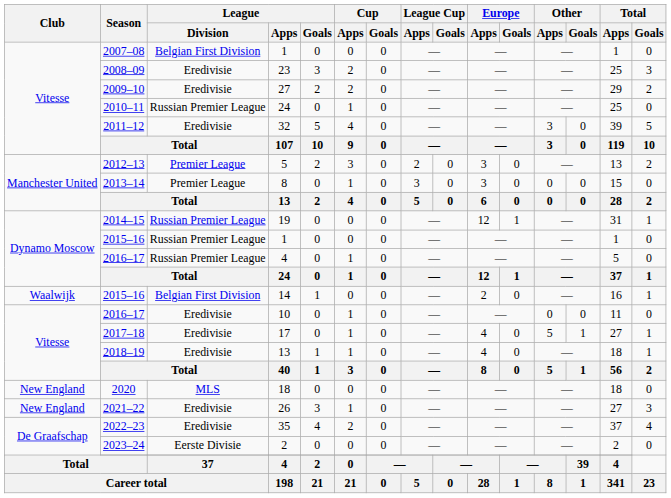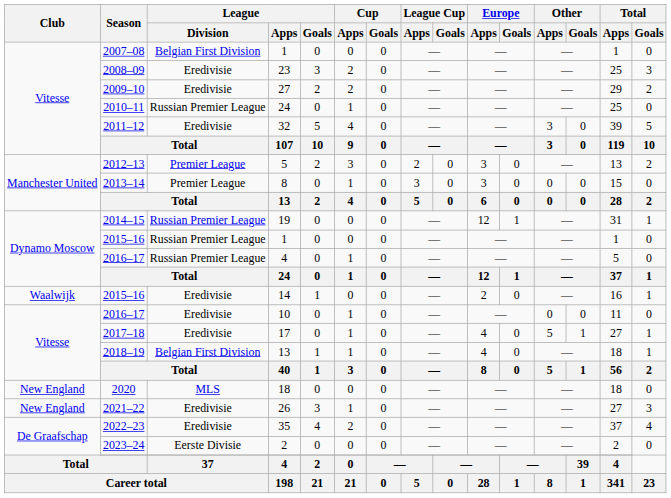(208, 295) Belgian First Division -> (208, 295) Eredivisie
(208, 351) Eredivisie -> (208, 351) Belgian First Division
